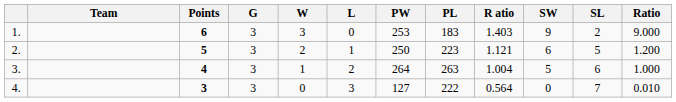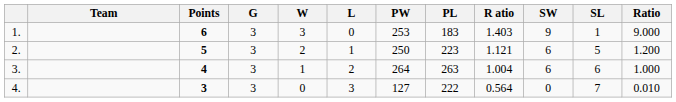(597, 32) 2 -> (597, 32) 1
(548, 69) 5 -> (548, 69) 6
